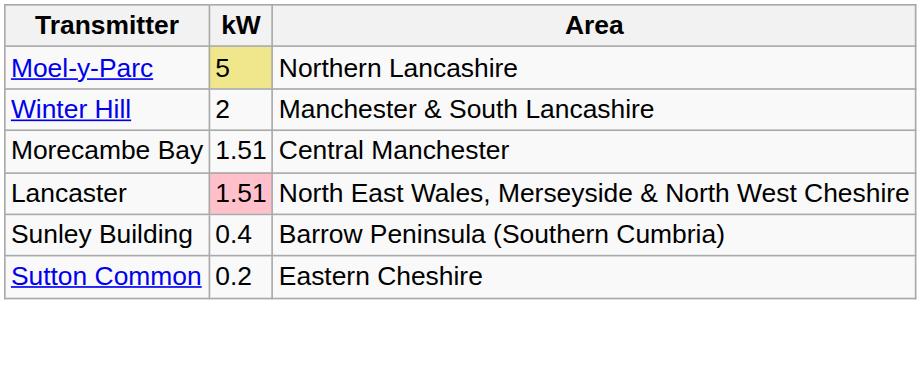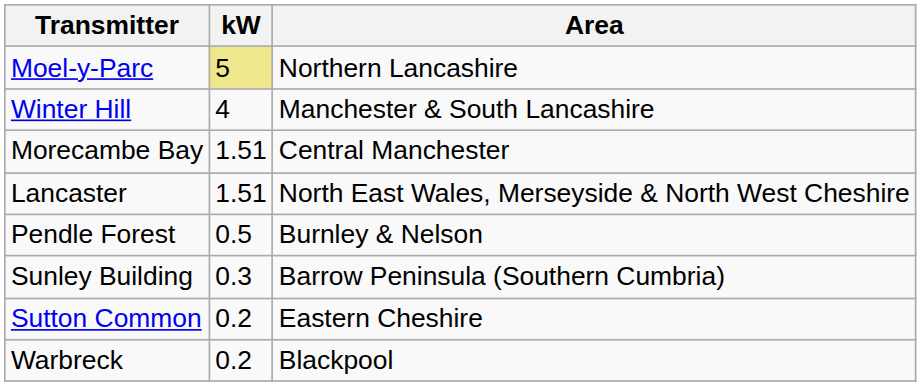(223, 109) 2 -> (223, 109) 4
(241, 192) pink background -> (241, 192) no background
+ row: (93, 234)
(234, 234) 0.4 -> (234, 276) 0.3
+ row: (67, 360)
